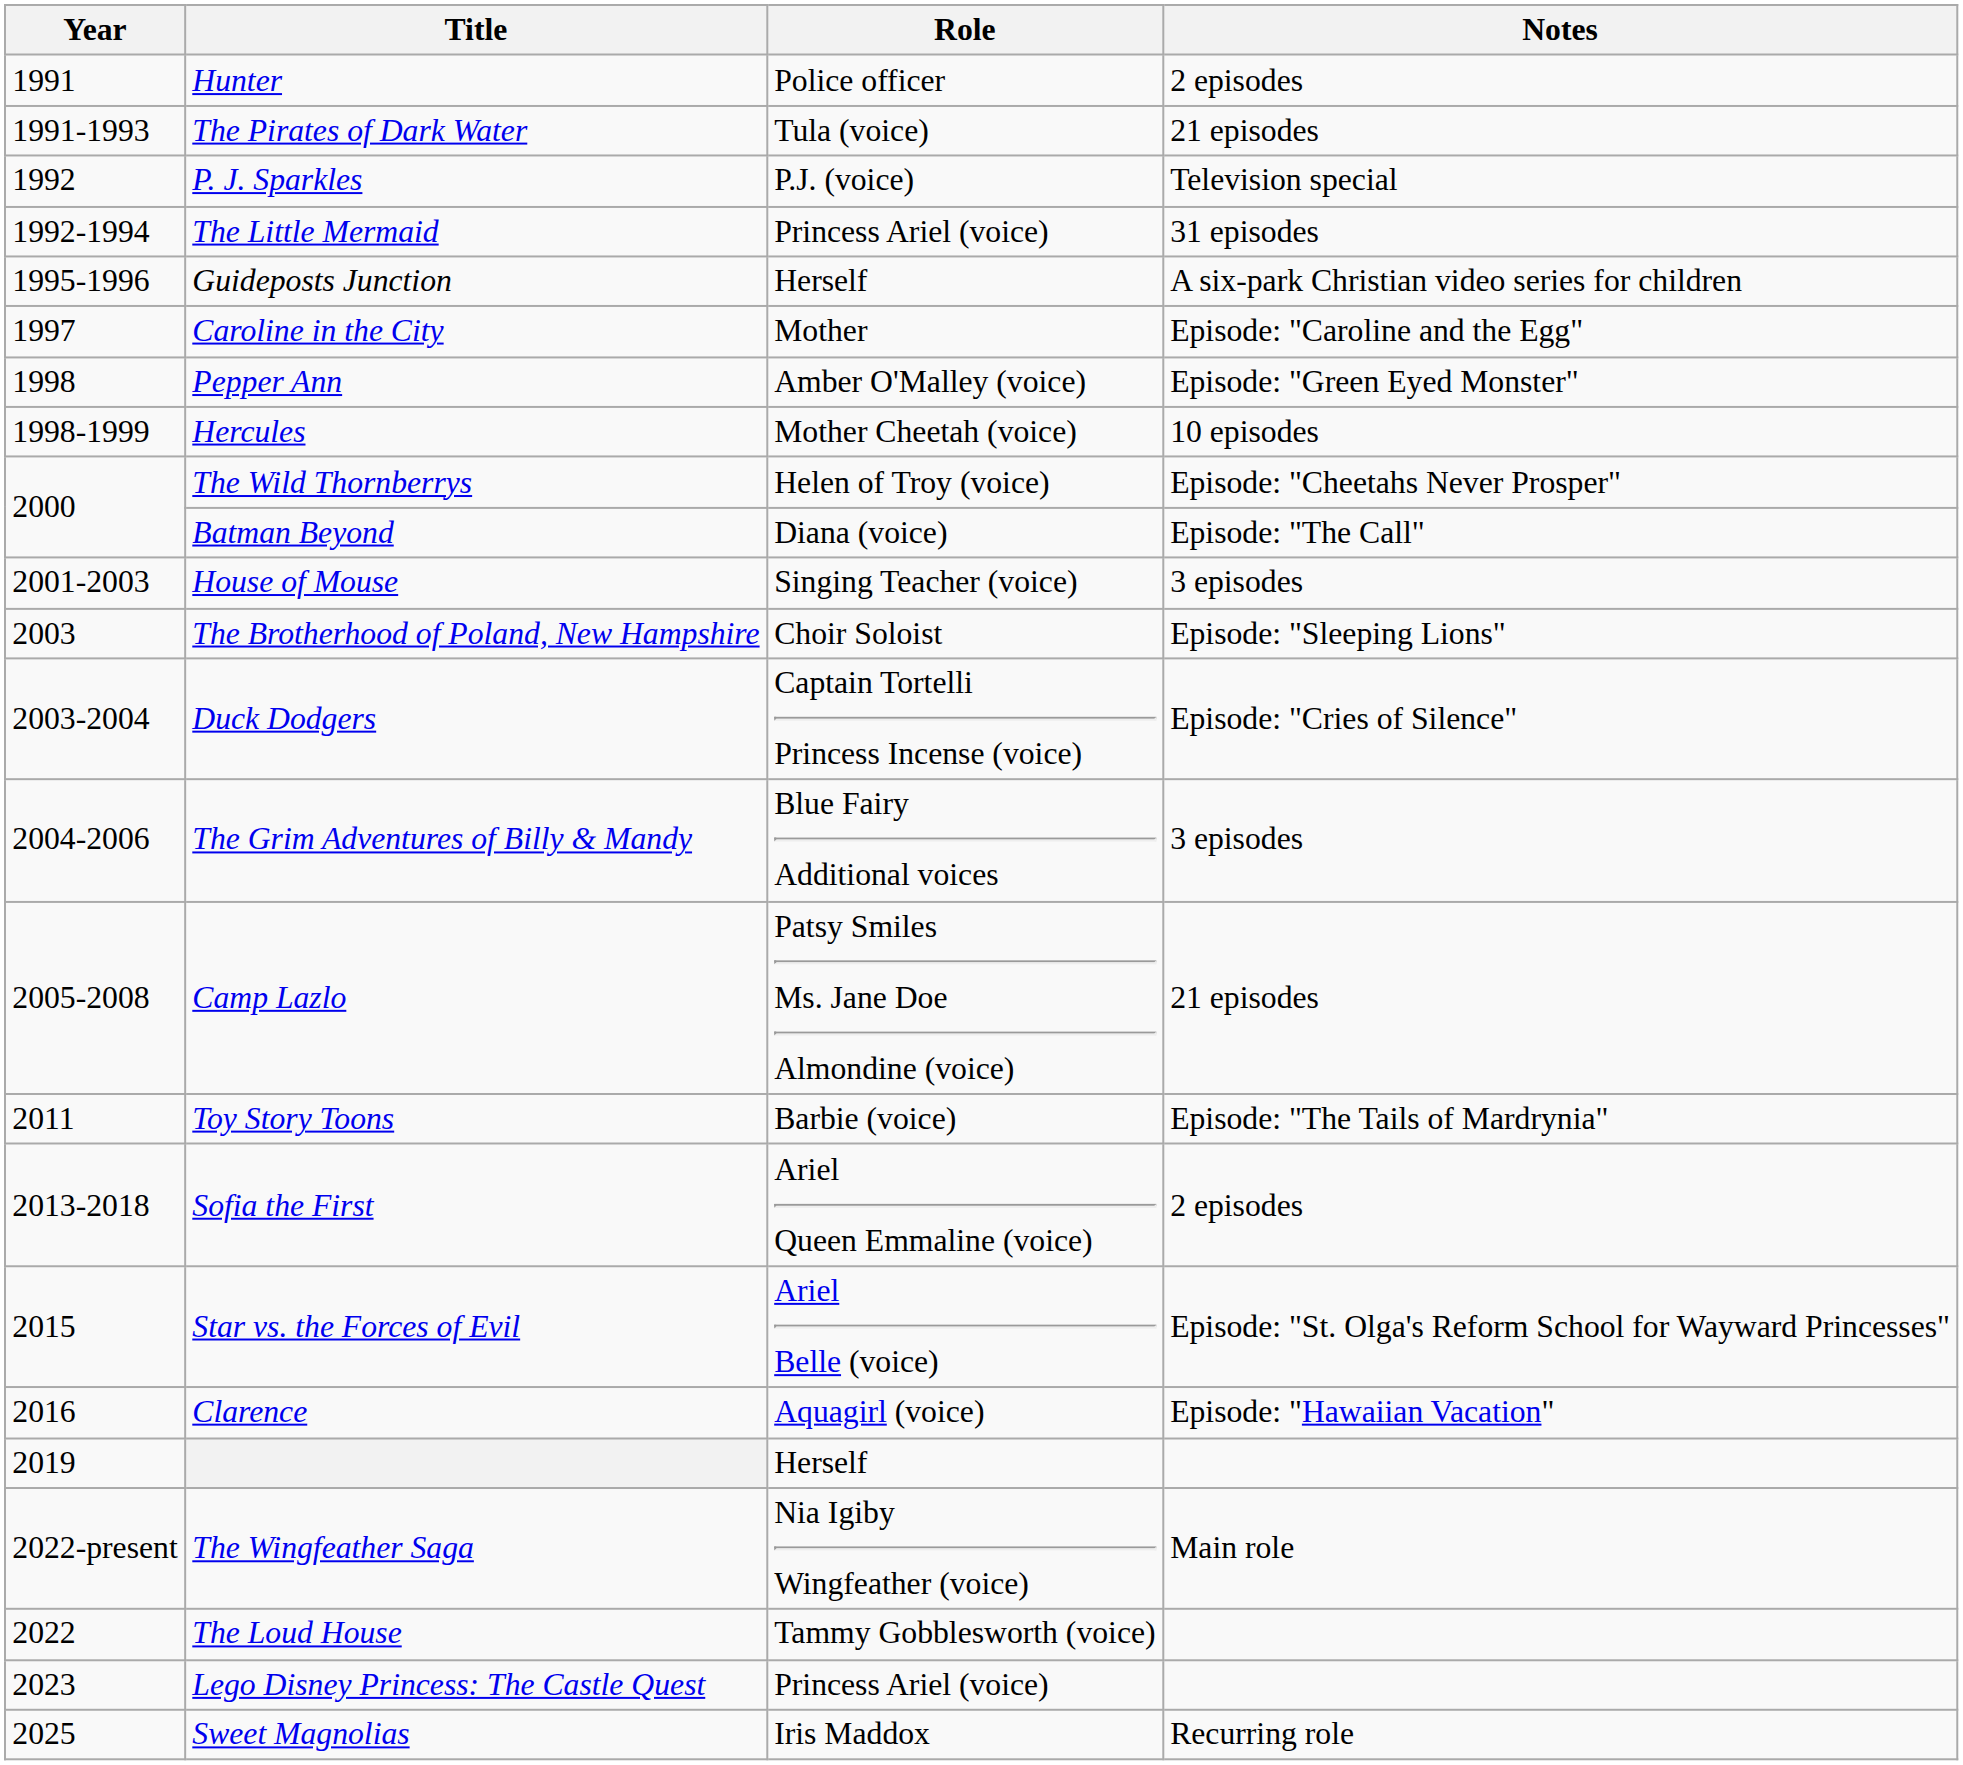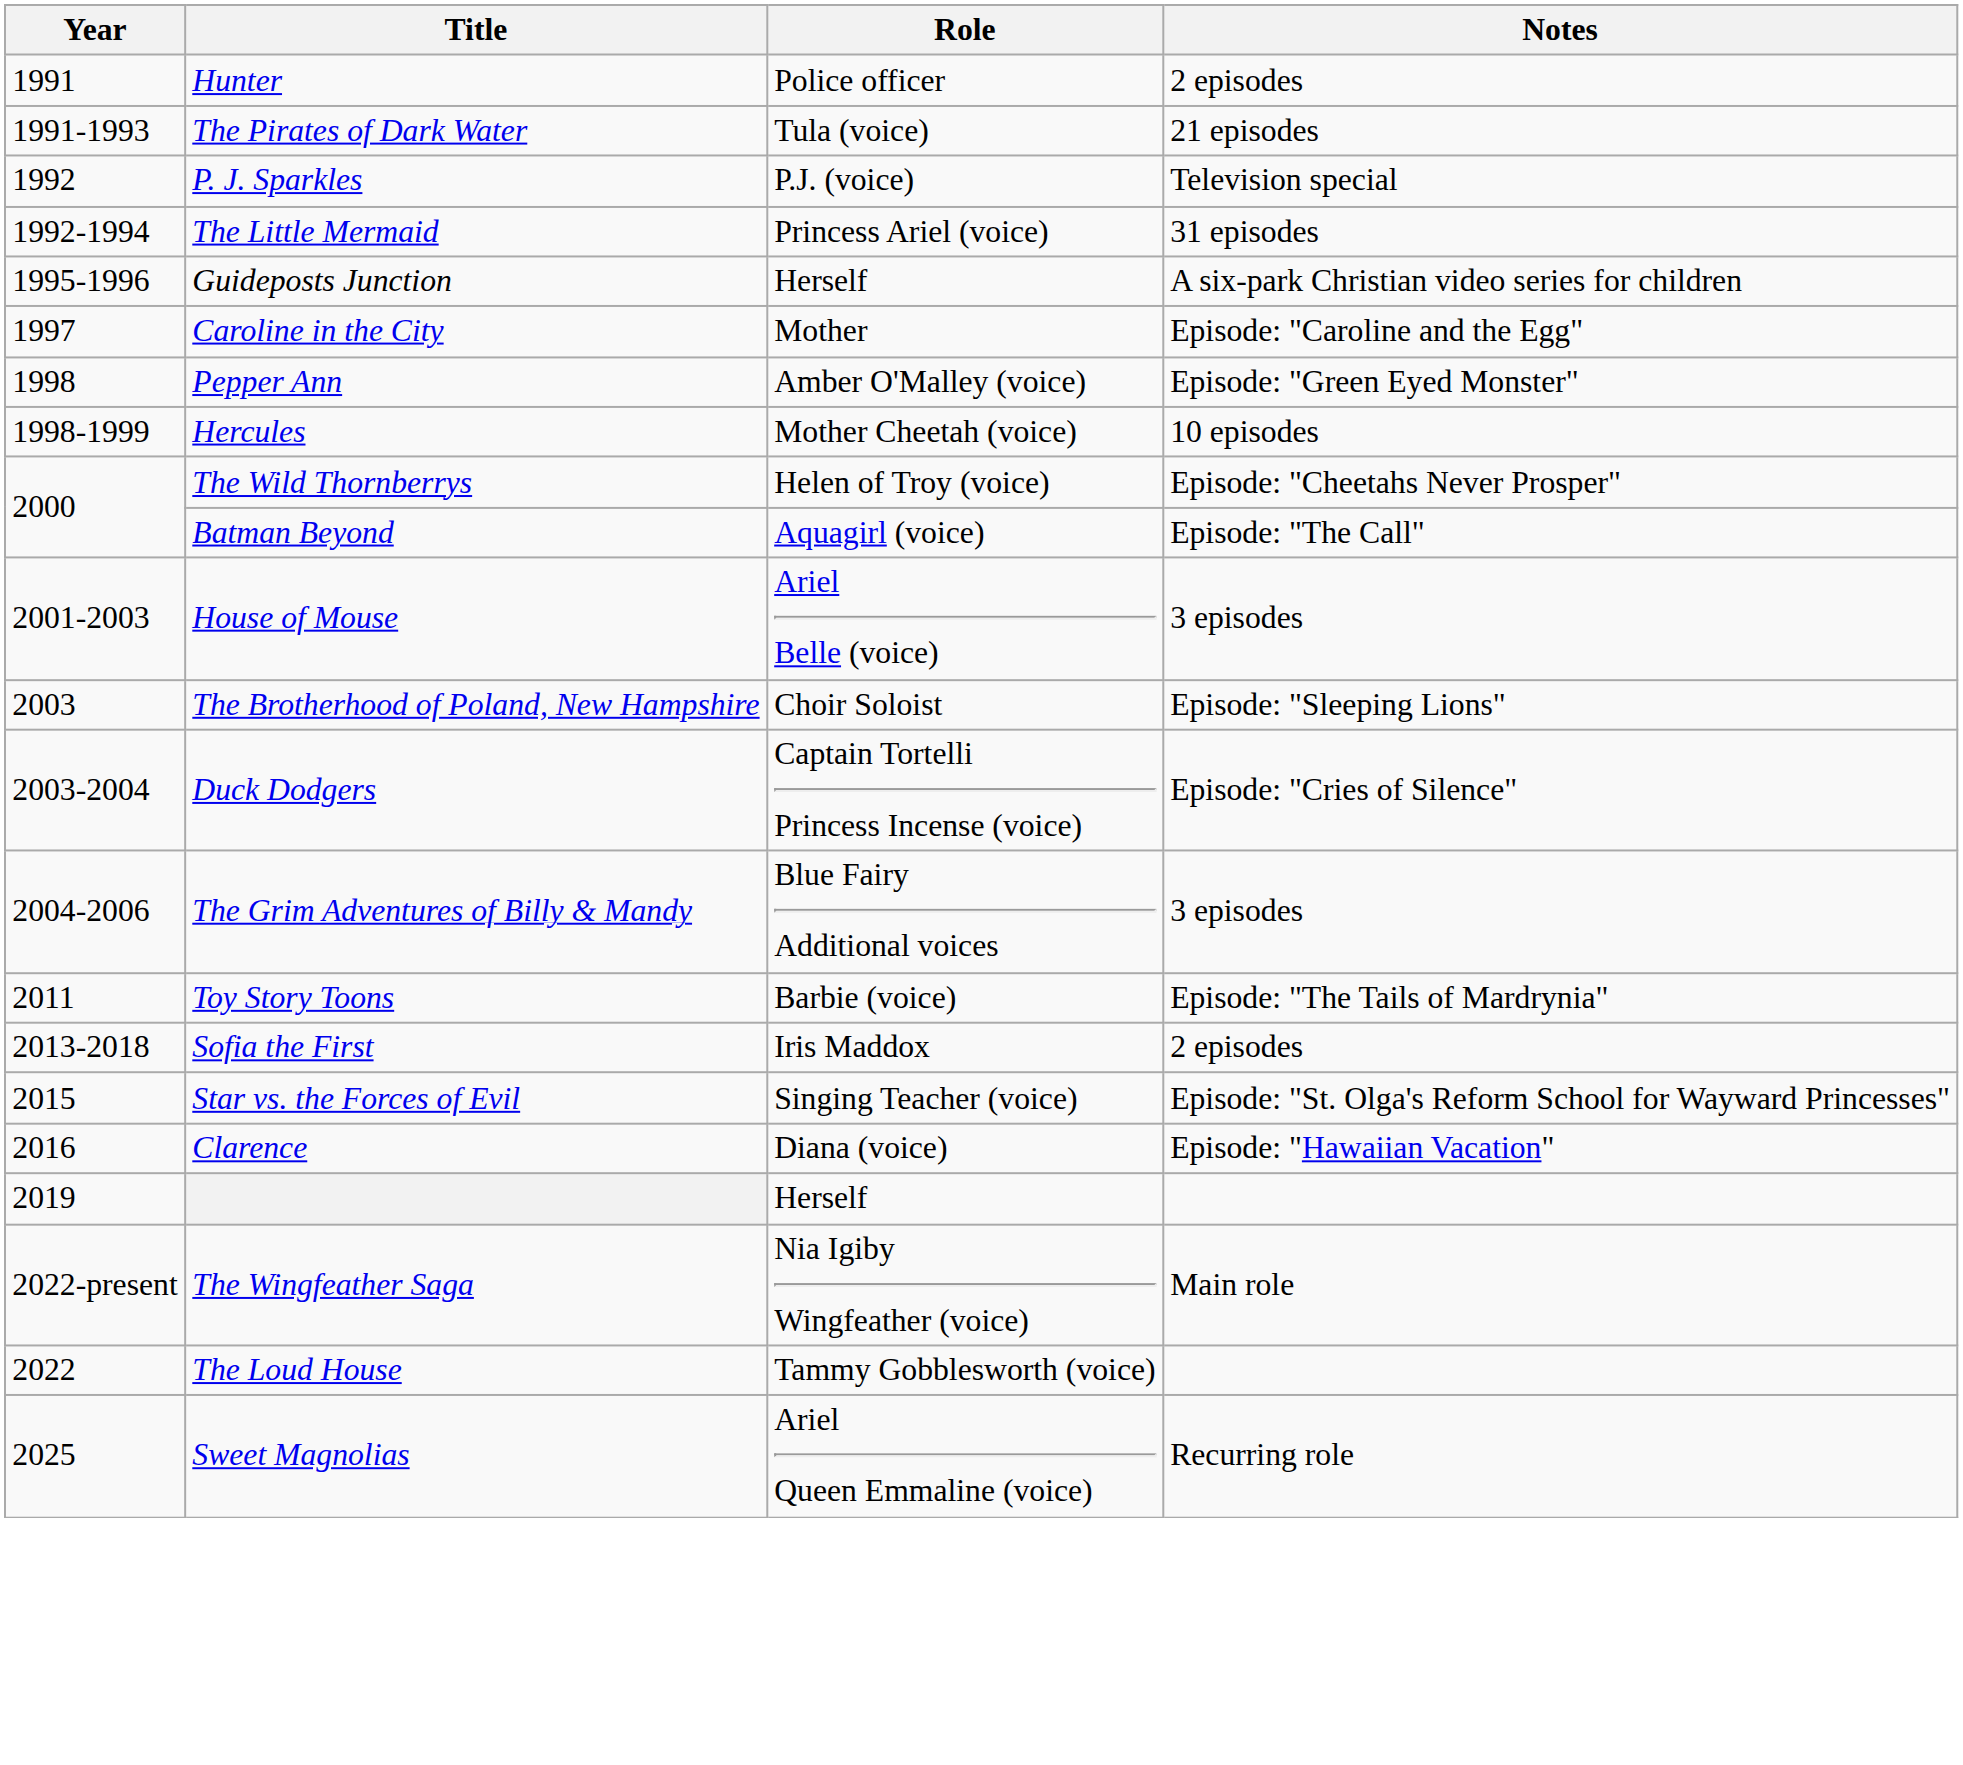(861, 532) Diana (voice) -> (879, 532) Aquagirl (voice)
(926, 582) Singing Teacher (voice) -> (965, 617) Ariel Belle (voice)
- row: (269, 997)
(965, 1204) Ariel Queen Emmaline (voice) -> (852, 1047) Iris Maddox
(965, 1326) Ariel Belle (voice) -> (926, 1097) Singing Teacher (voice)
(879, 1411) Aquagirl (voice) -> (861, 1147) Diana (voice)
- row: (449, 1684)
(852, 1734) Iris Maddox -> (965, 1455) Ariel Queen Emmaline (voice)
